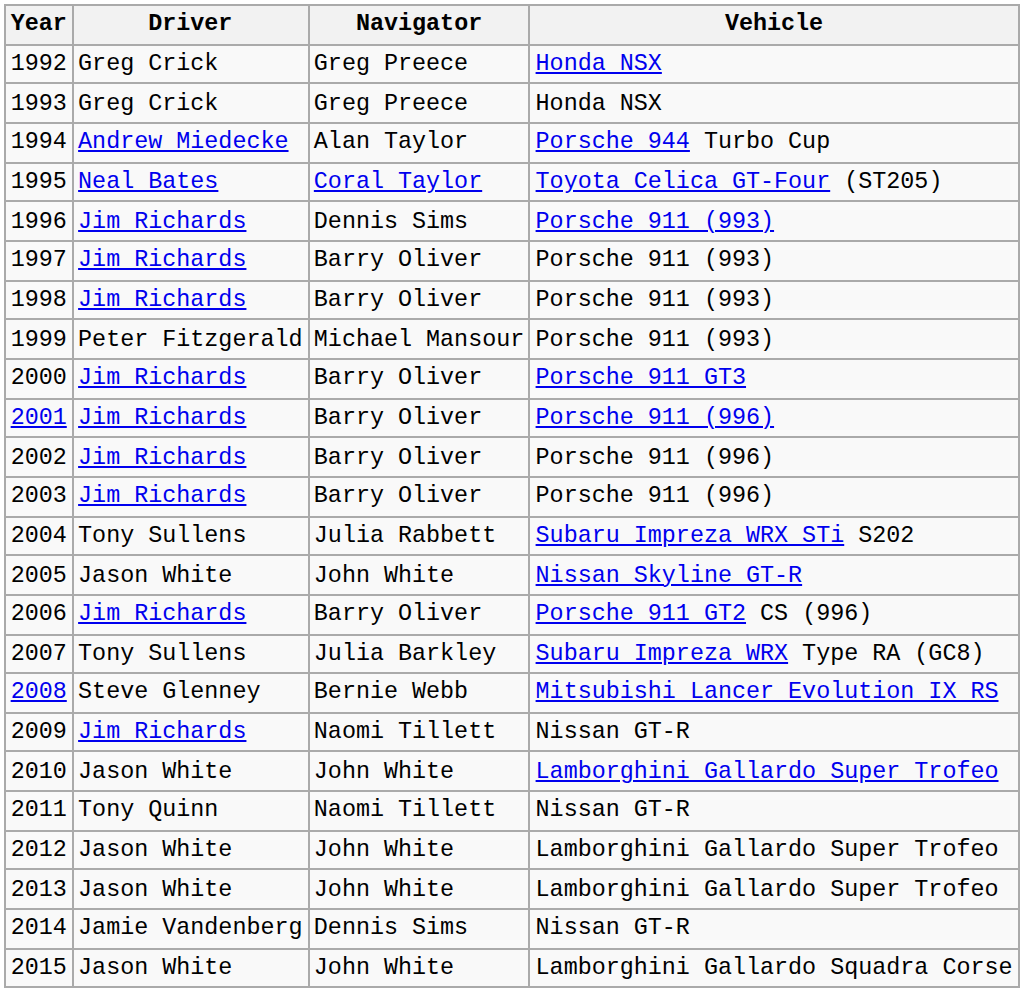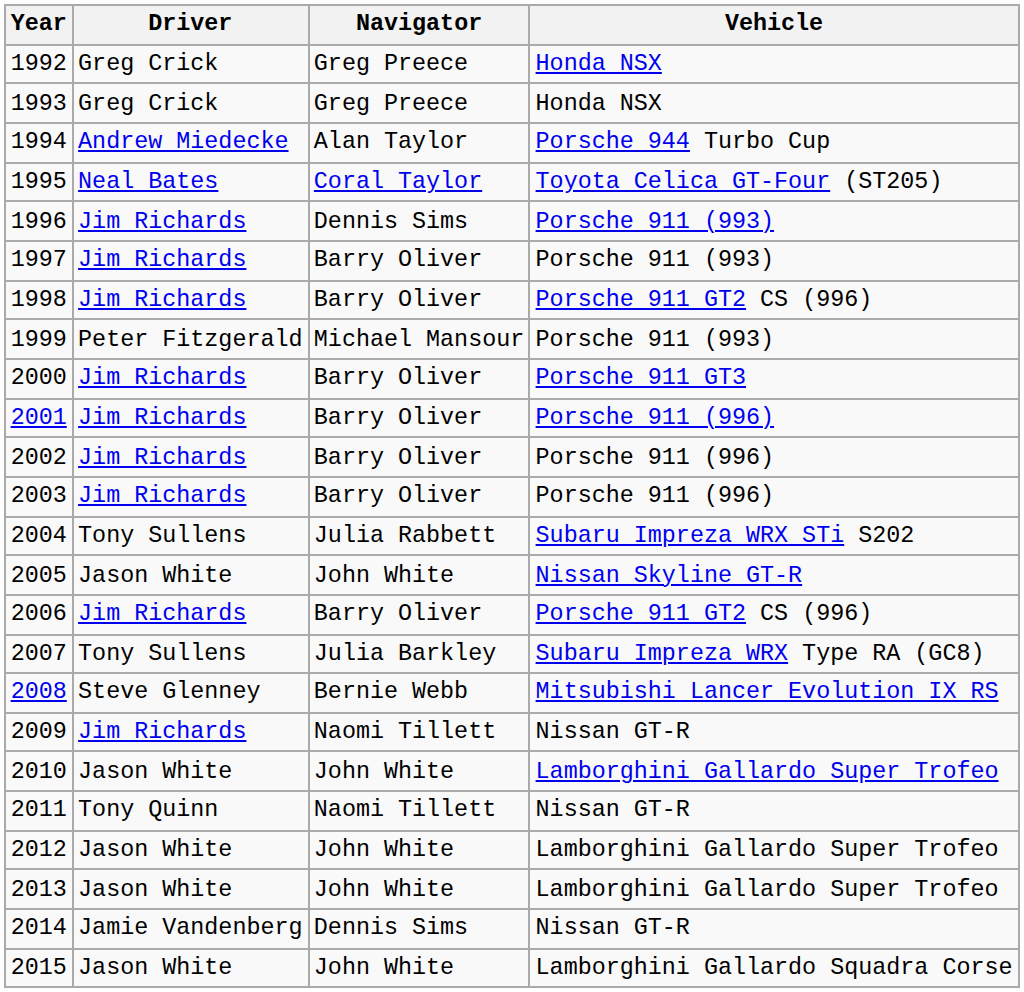(655, 300) Porsche 911 (993) -> (704, 300) Porsche 911 GT2 CS (996)
